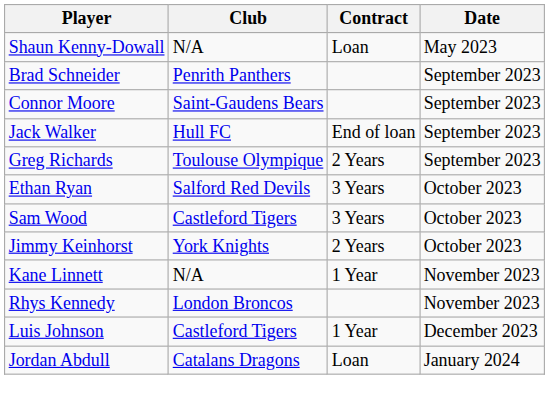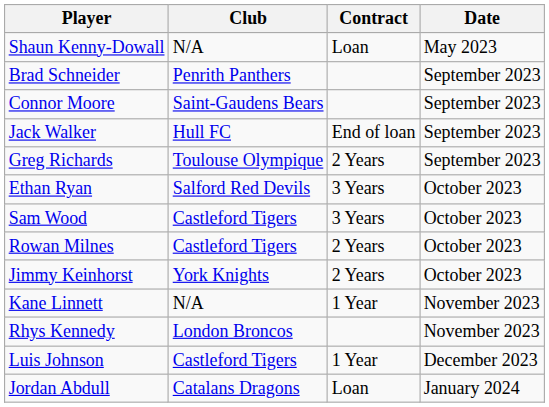+ row: (61, 246)
